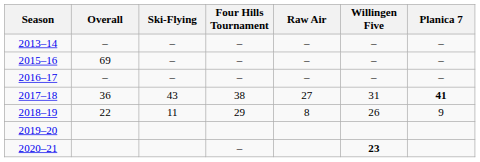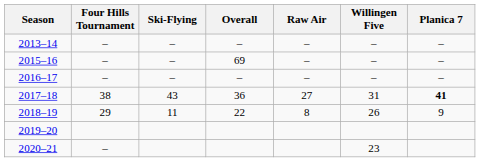columns swapped: (105, 19) <-> (240, 19)
(374, 148) bold -> (374, 148) normal
